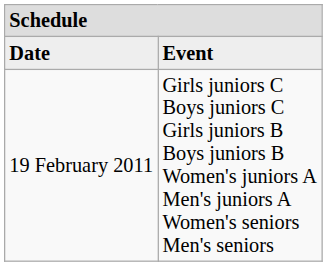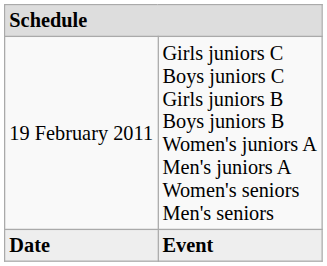rows swapped: (30, 52) <-> (81, 165)
